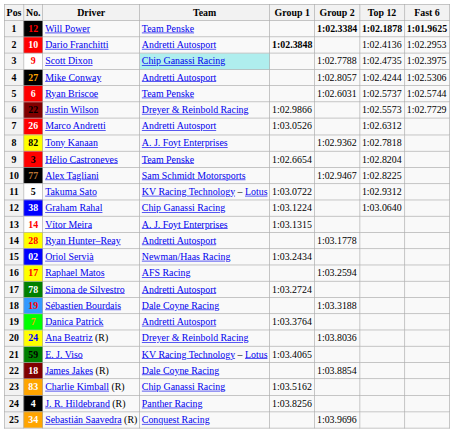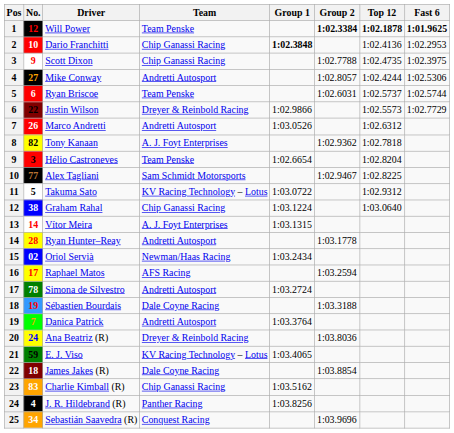(179, 45) Andretti Autosport -> (184, 45) Chip Ganassi Racing
(184, 61) paleturquoise background -> (184, 61) no background
